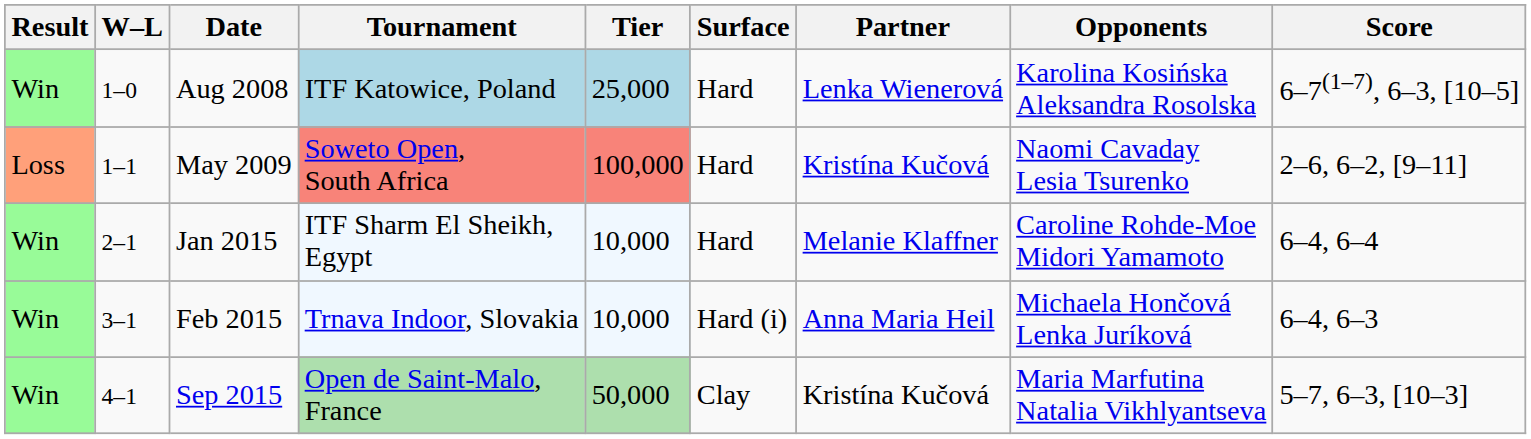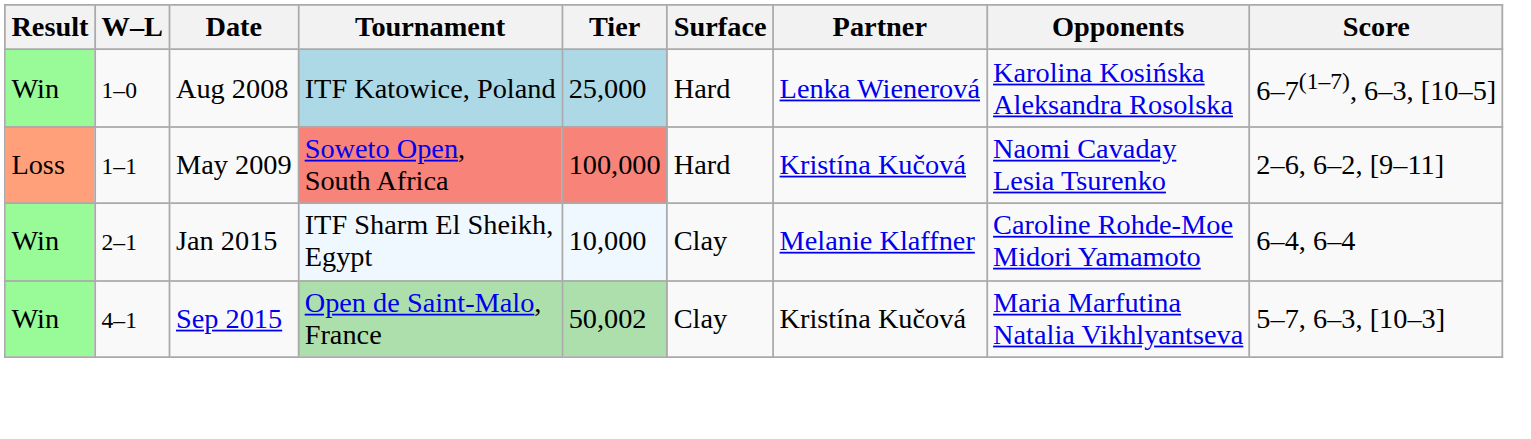(725, 241) Hard -> (700, 241) Clay
- row: (229, 318)
(631, 394) 50,000 -> (608, 318) 50,002
